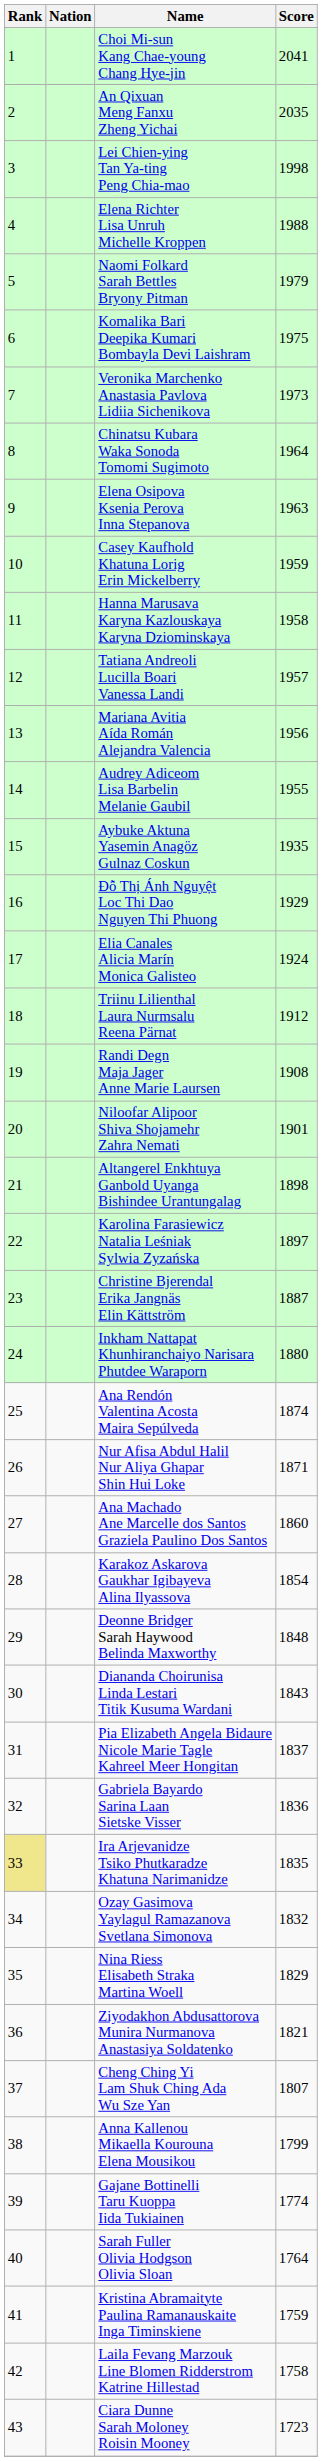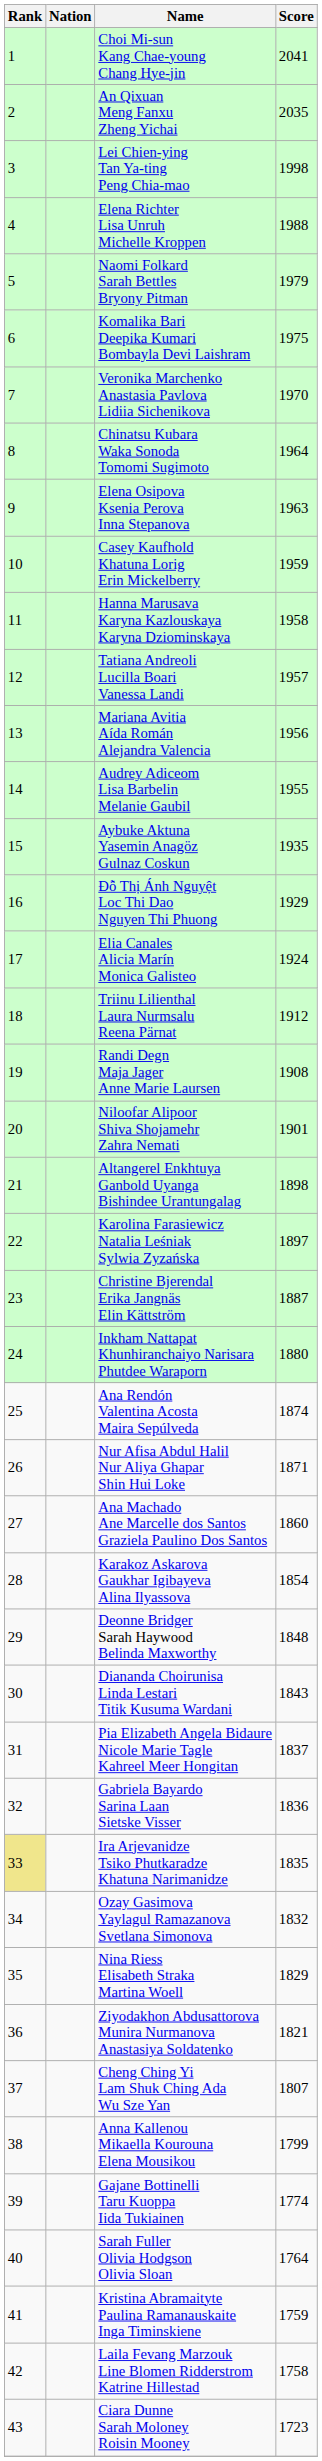(294, 394) 1973 -> (294, 394) 1970
